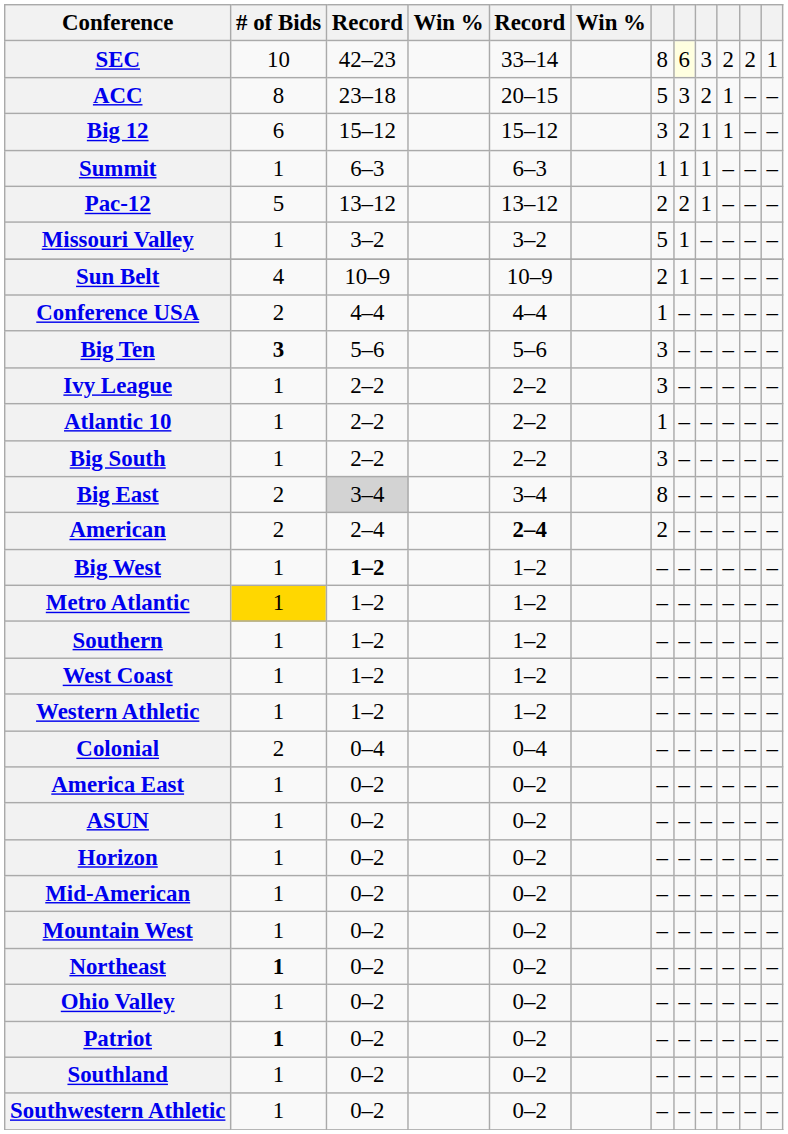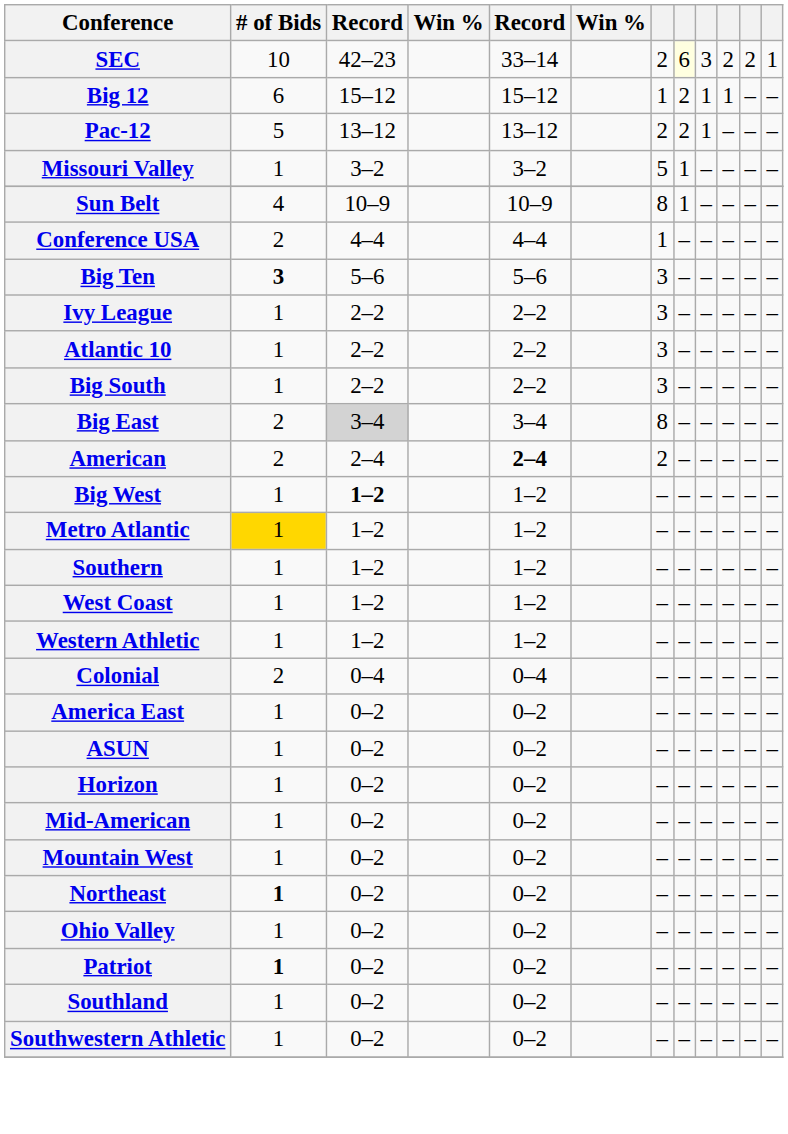(662, 58) 8 -> (662, 58) 2
- row: (118, 95)
(662, 131) 3 -> (662, 95) 1
- row: (118, 167)
(662, 276) 2 -> (662, 204) 8
(662, 421) 1 -> (662, 349) 3
